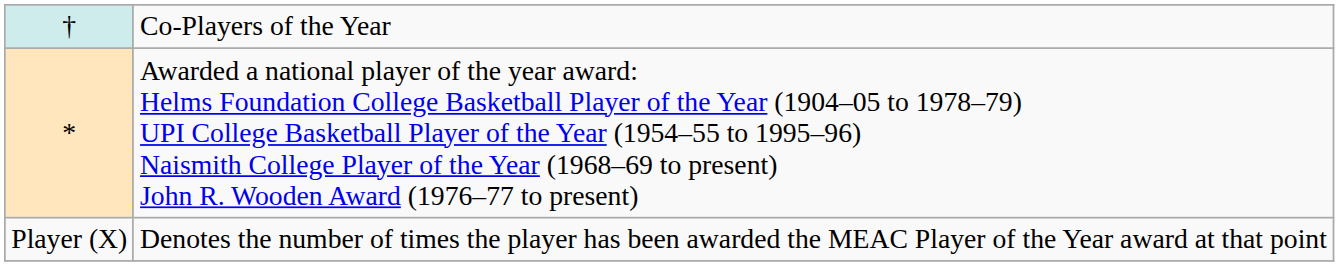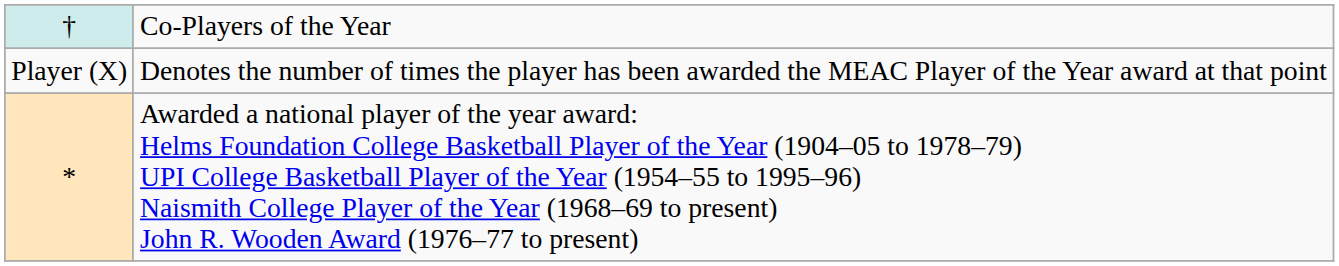rows swapped: (69, 132) <-> (69, 238)
